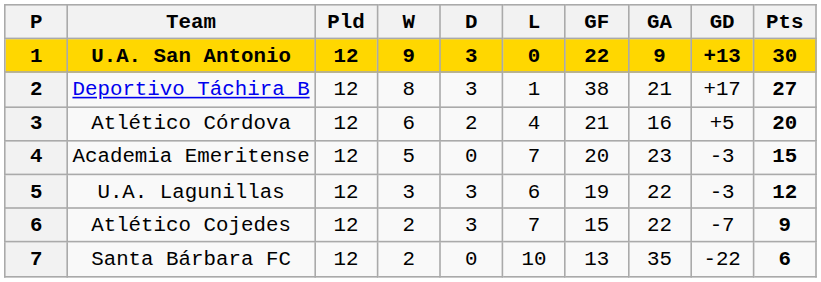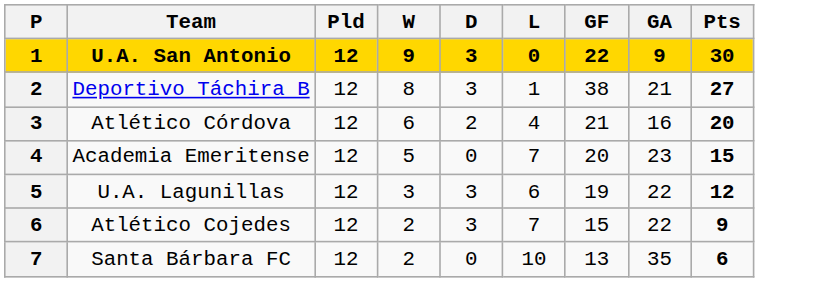- column: (722, 22)
